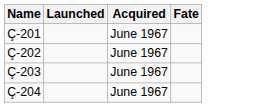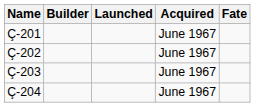+ column: (68, 14)
